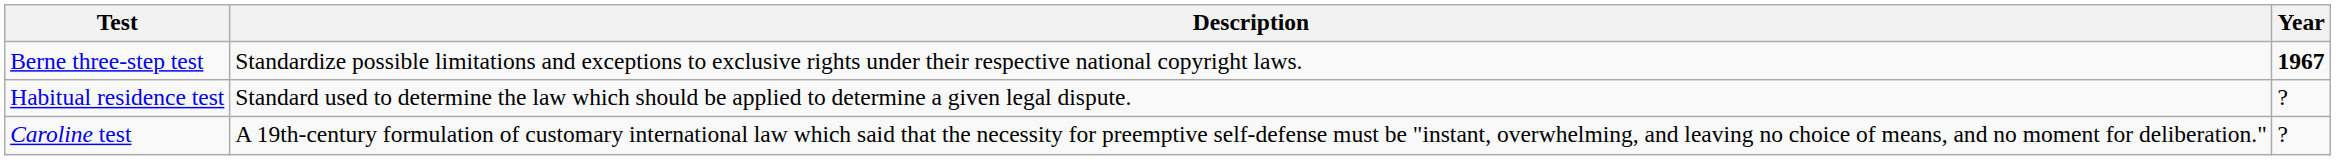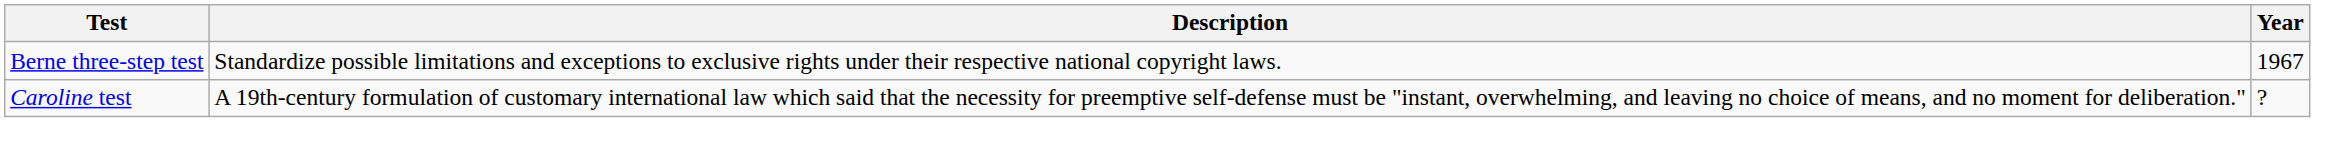(2301, 60) bold -> (2280, 60) normal
- row: (117, 97)
